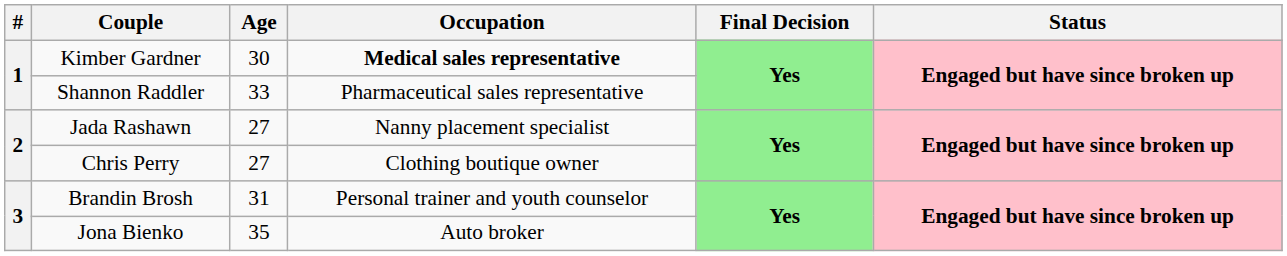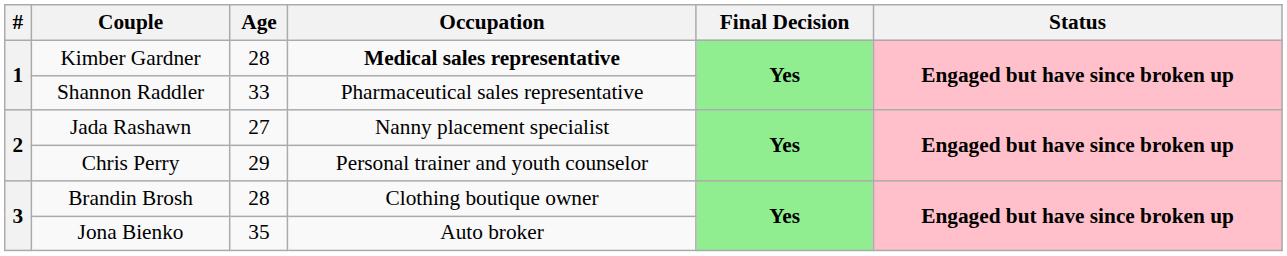(259, 57) 30 -> (259, 57) 28
(259, 163) 27 -> (259, 163) 29
(492, 163) Clothing boutique owner -> (492, 163) Personal trainer and youth counselor
(259, 198) 31 -> (259, 198) 28
(492, 198) Personal trainer and youth counselor -> (492, 198) Clothing boutique owner
